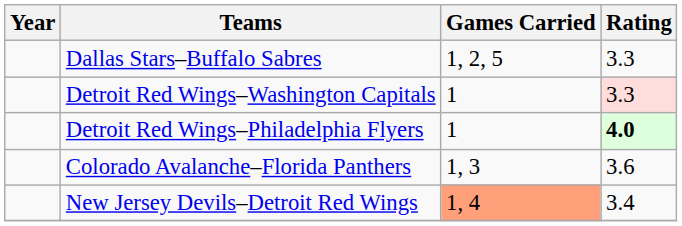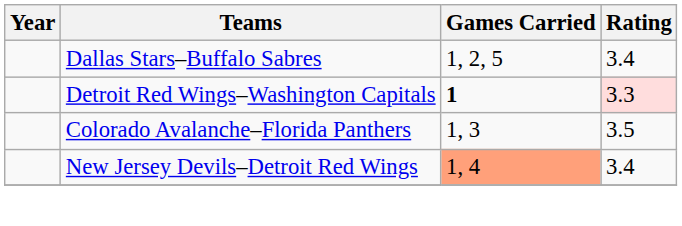(620, 58) 3.3 -> (620, 58) 3.4
(452, 94) normal -> (452, 94) bold
- row: (245, 130)
(620, 166) 3.6 -> (620, 130) 3.5
